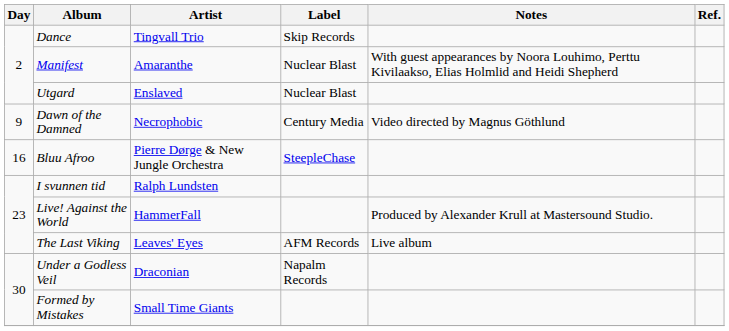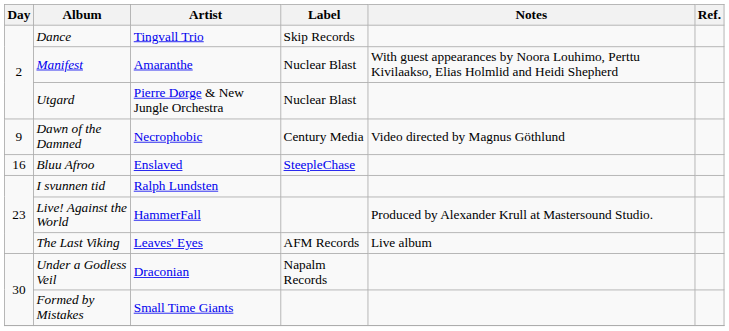(158, 93) Enslaved -> (189, 100) Pierre Dørge & New Jungle Orchestra
(189, 157) Pierre Dørge & New Jungle Orchestra -> (158, 165) Enslaved
